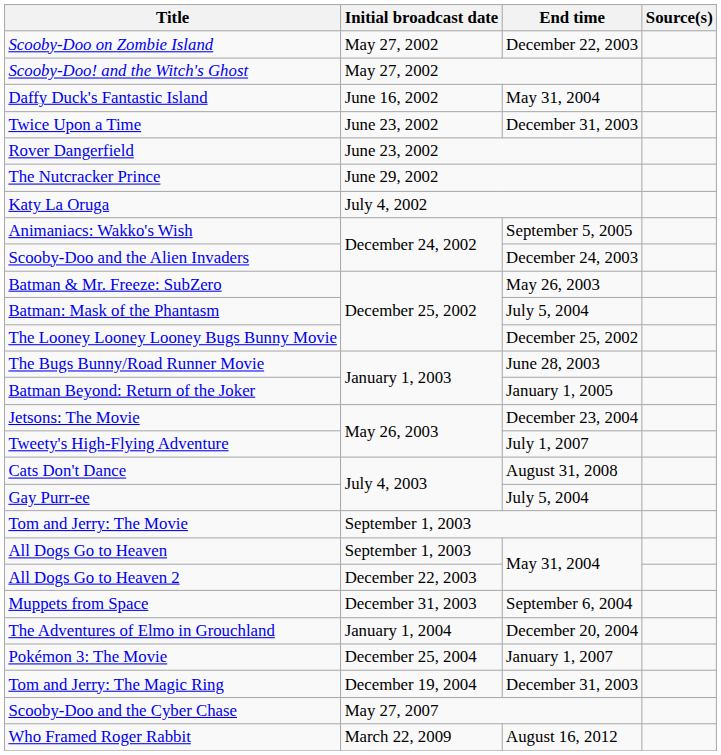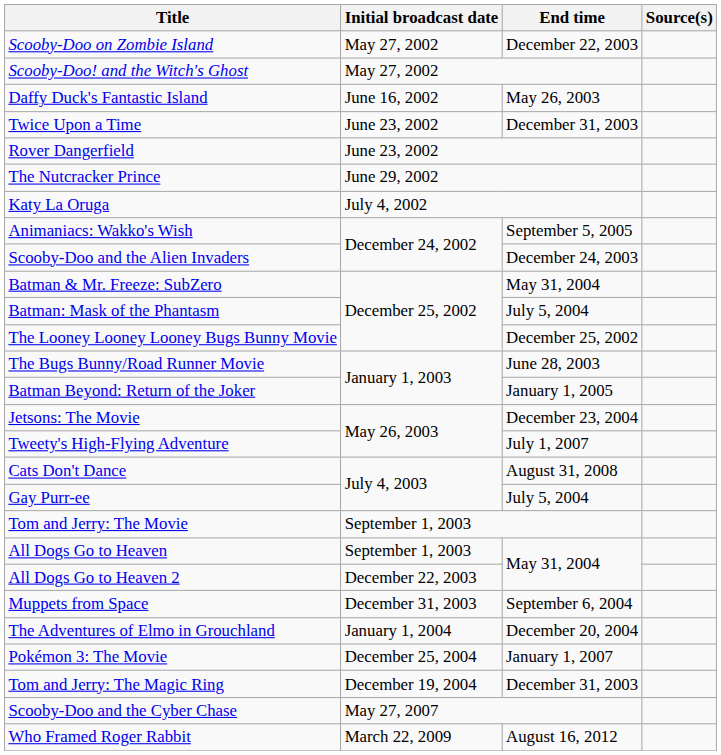(553, 97) May 31, 2004 -> (553, 97) May 26, 2003
(553, 284) May 26, 2003 -> (553, 284) May 31, 2004
